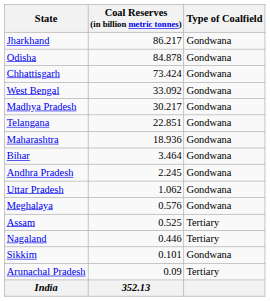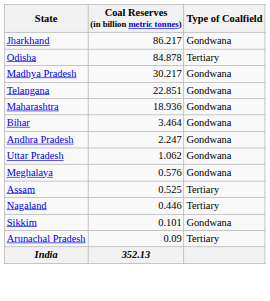(209, 57) Gondwana -> (203, 57) Tertiary
- row: (33, 73)
- row: (33, 90)
(170, 172) 2.245 -> (170, 139) 2.247
